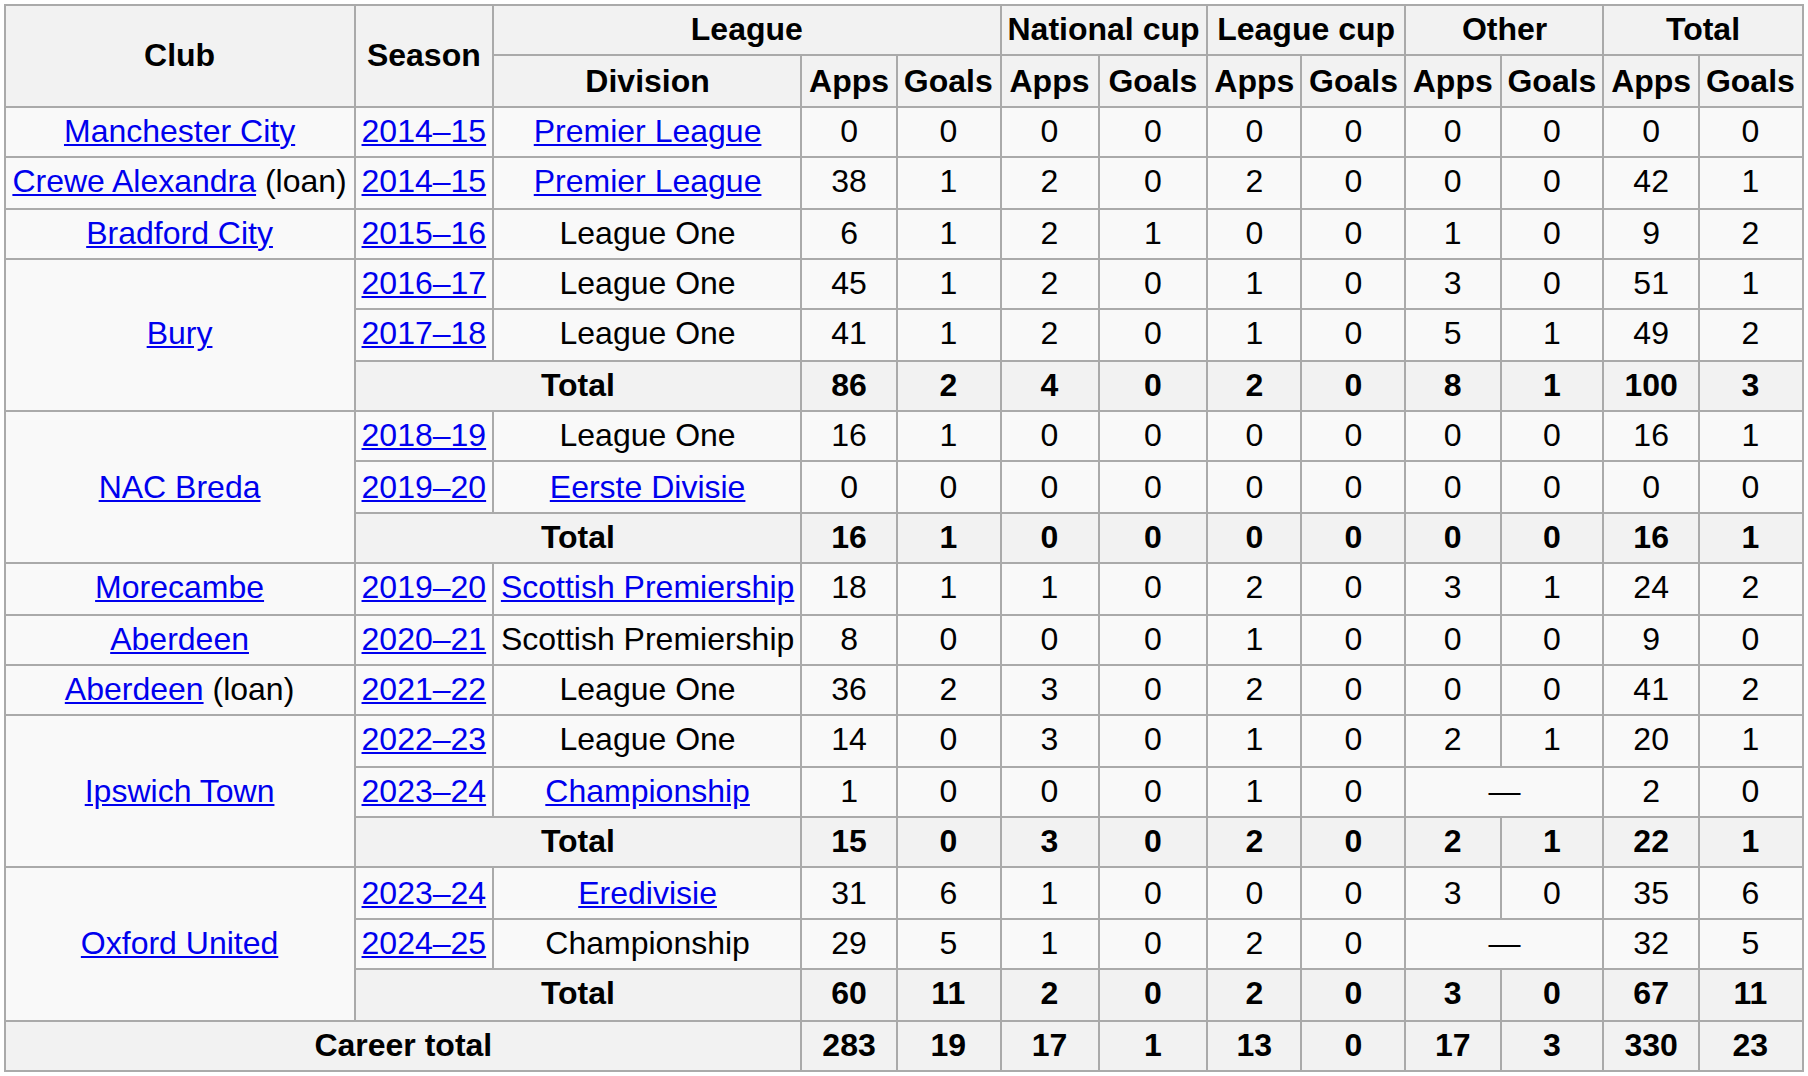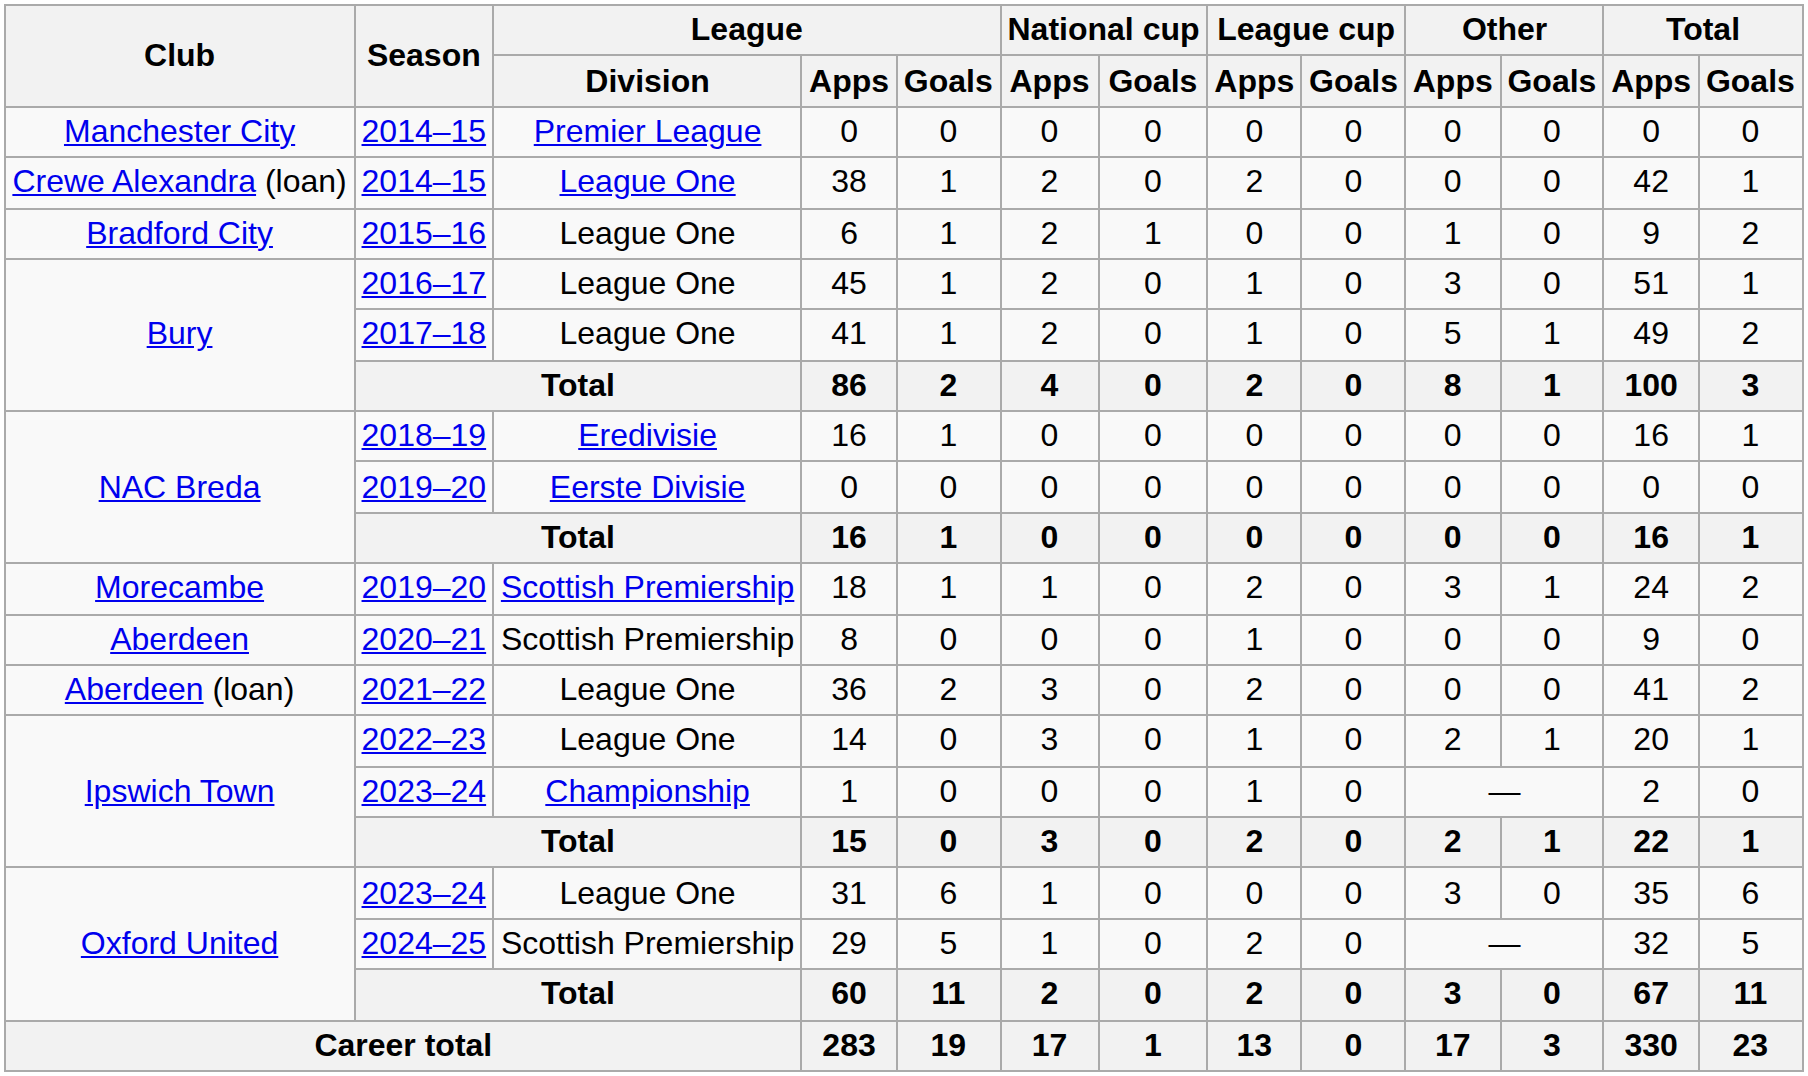(648, 182) Premier League -> (648, 182) League One
(648, 435) League One -> (648, 435) Eredivisie
(648, 892) Eredivisie -> (648, 892) League One
(648, 943) Championship -> (648, 943) Scottish Premiership
